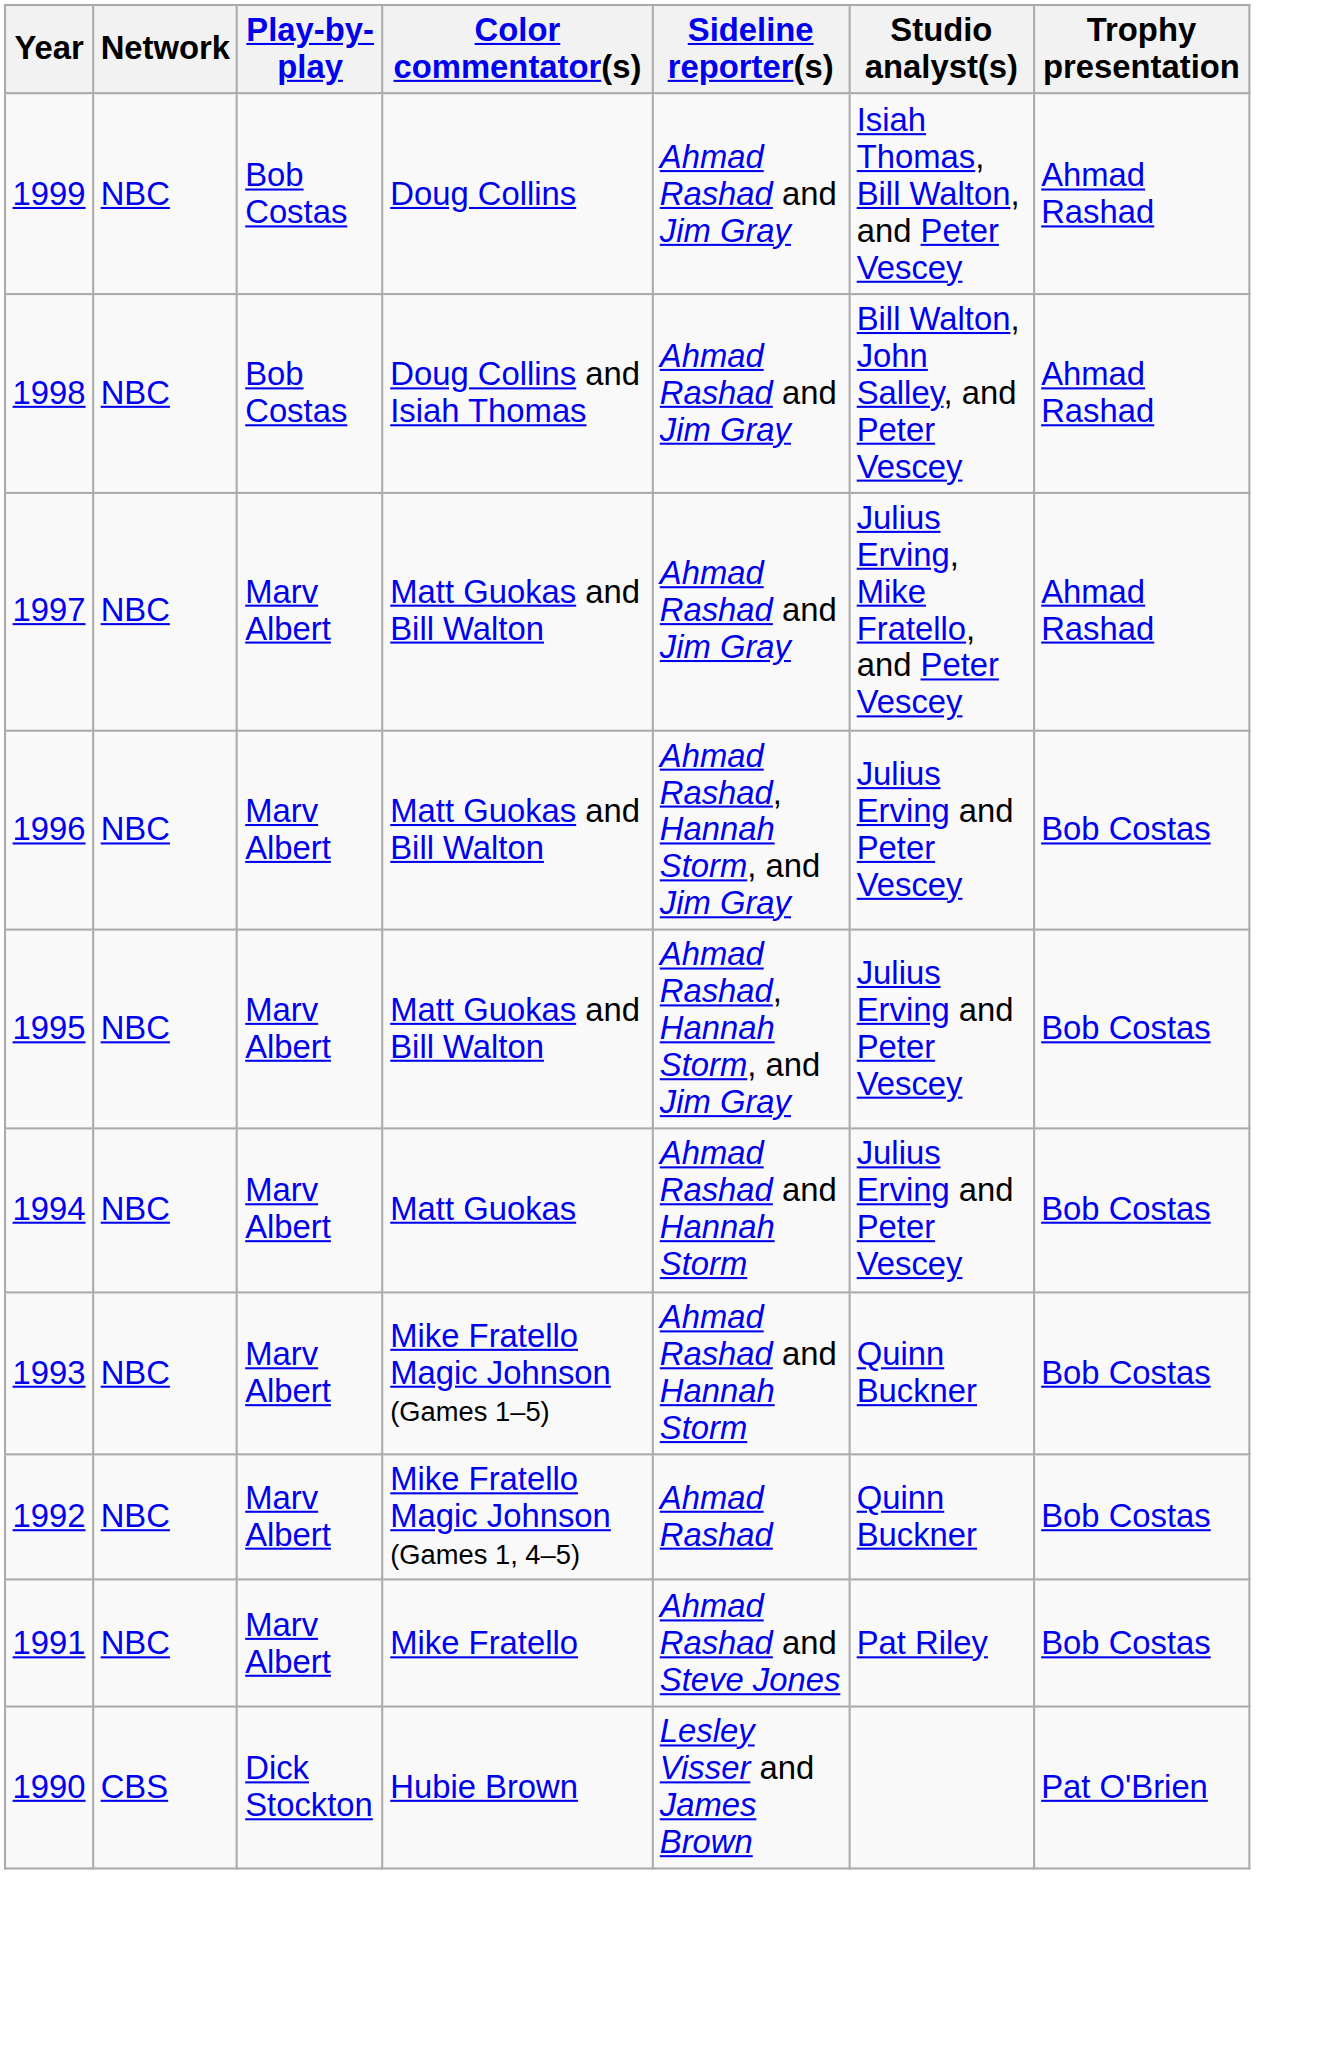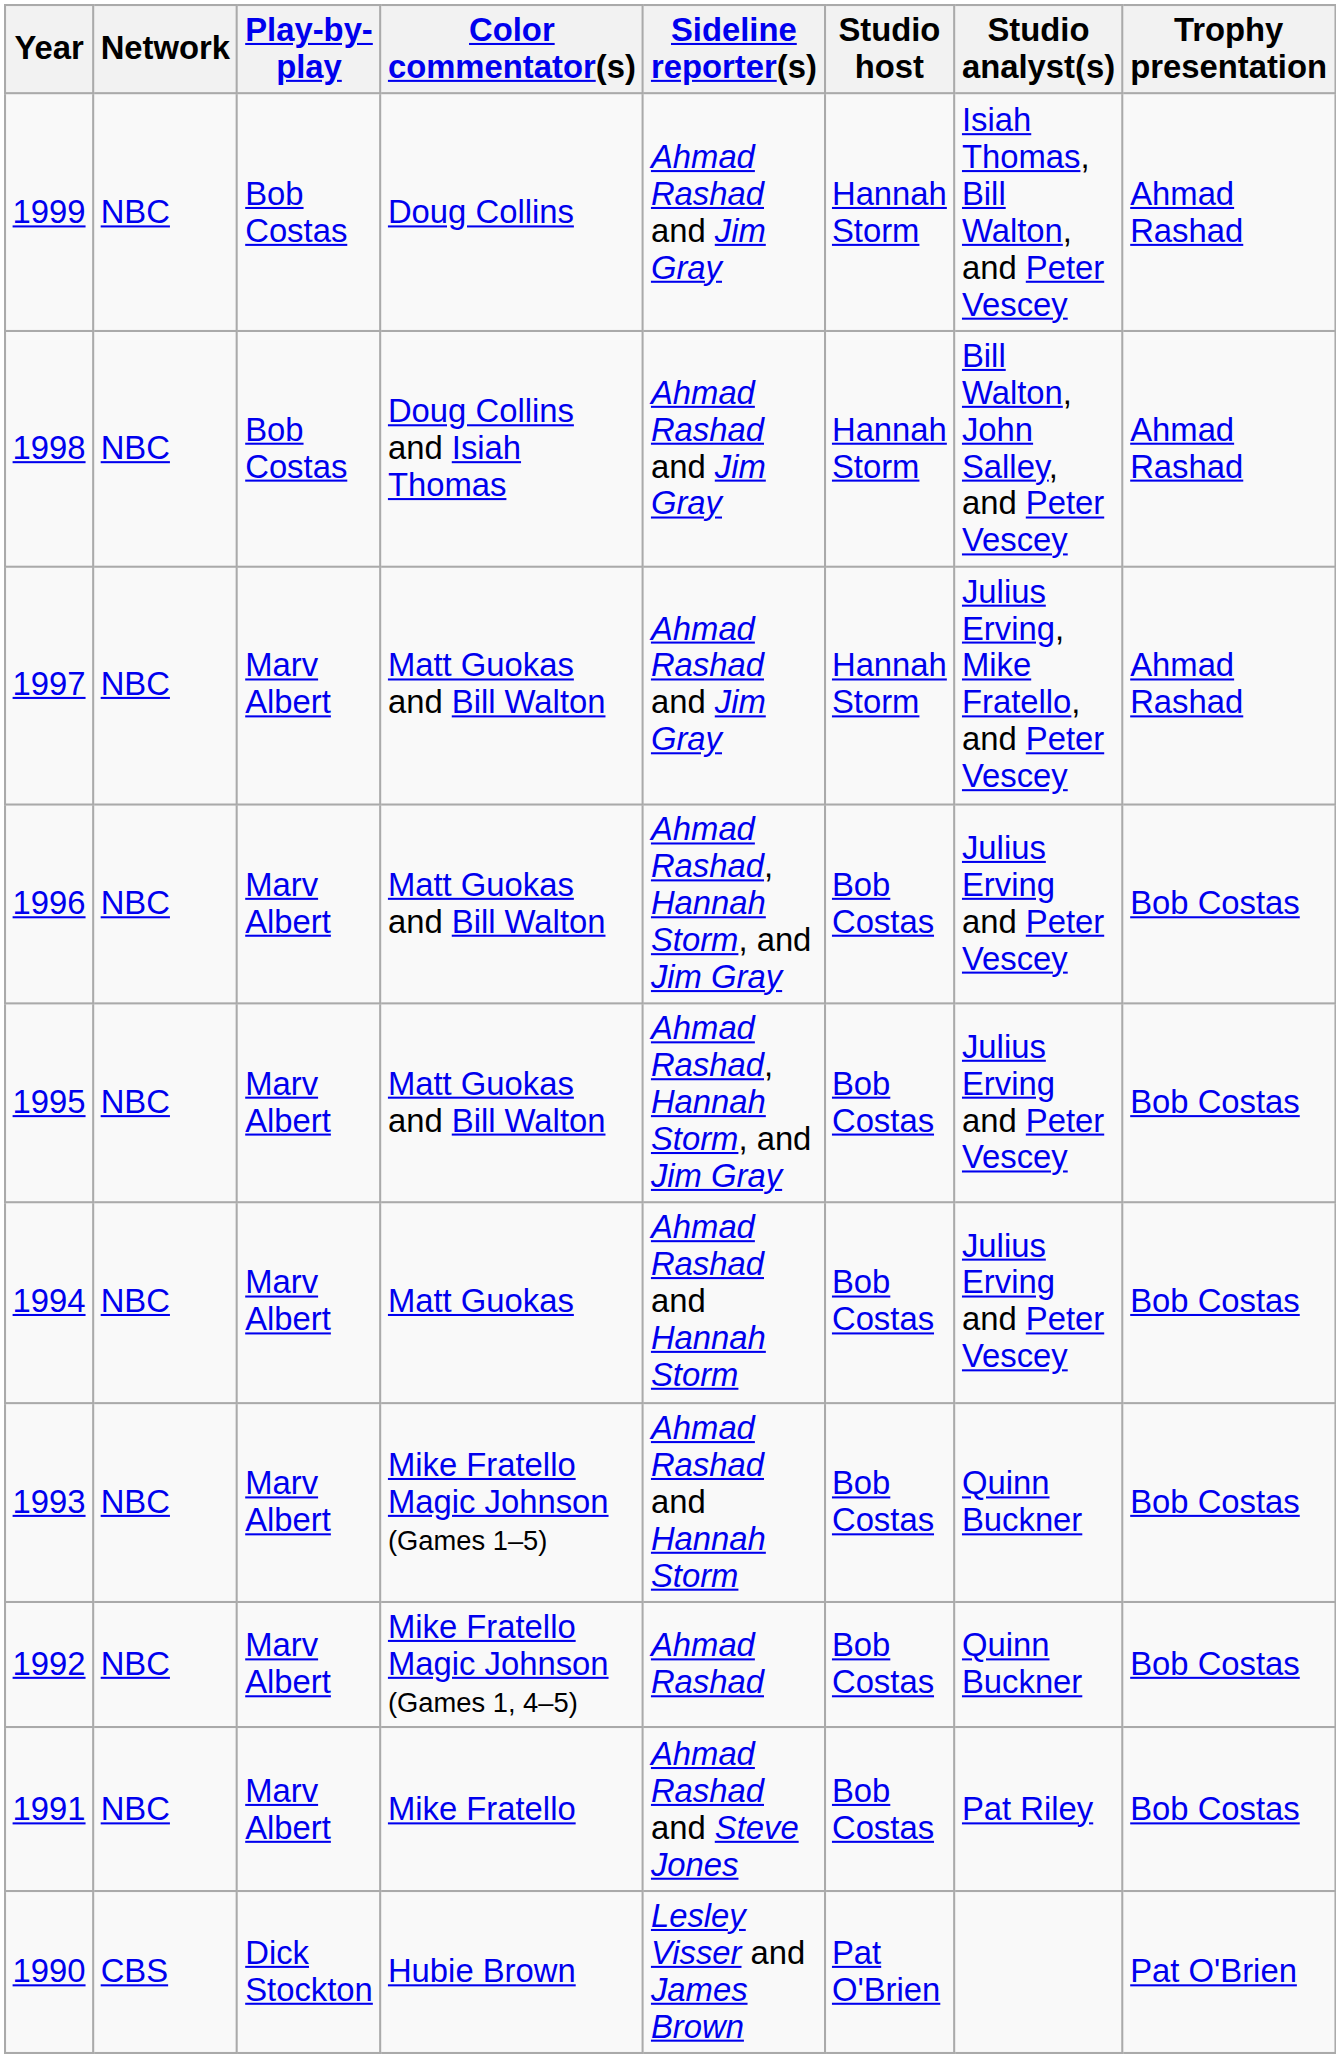+ column: (889, 48)
